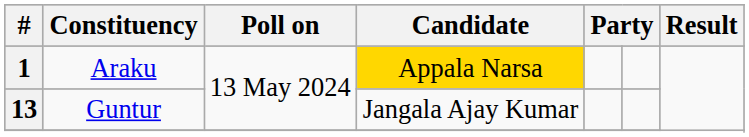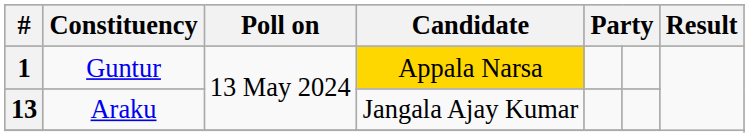(124, 67) Araku -> (124, 67) Guntur
(124, 109) Guntur -> (124, 109) Araku
